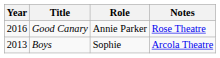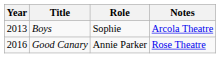rows swapped: (42, 45) <-> (60, 28)
